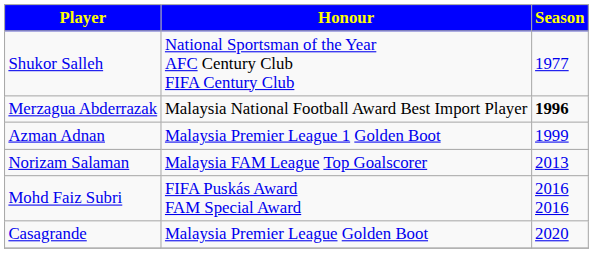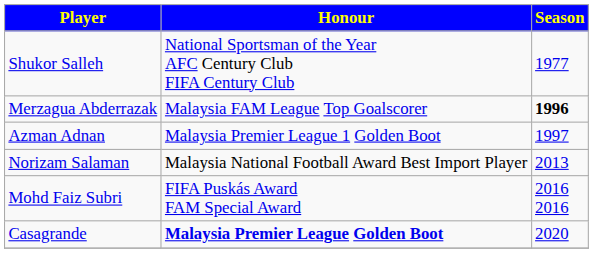(346, 108) Malaysia National Football Award Best Import Player -> (296, 108) Malaysia FAM League Top Goalscorer
(552, 135) 1999 -> (552, 135) 1997
(296, 162) Malaysia FAM League Top Goalscorer -> (346, 162) Malaysia National Football Award Best Import Player
(296, 234) normal -> (304, 234) bold
